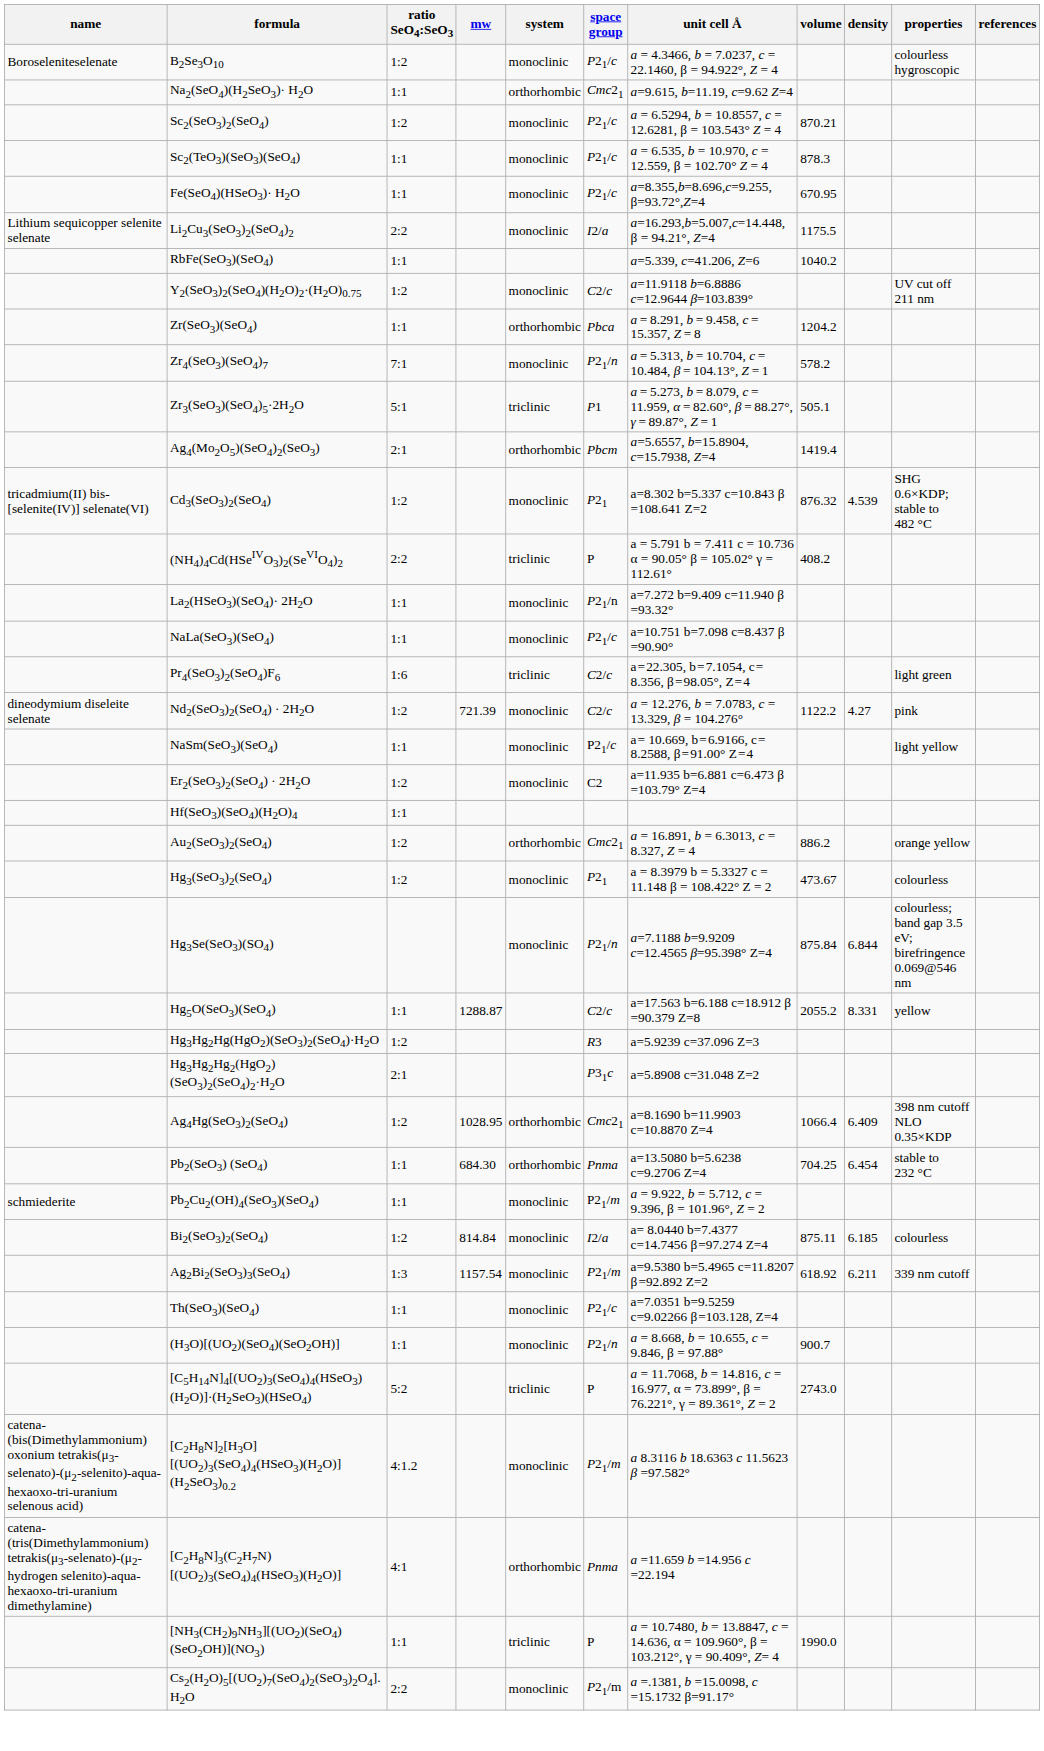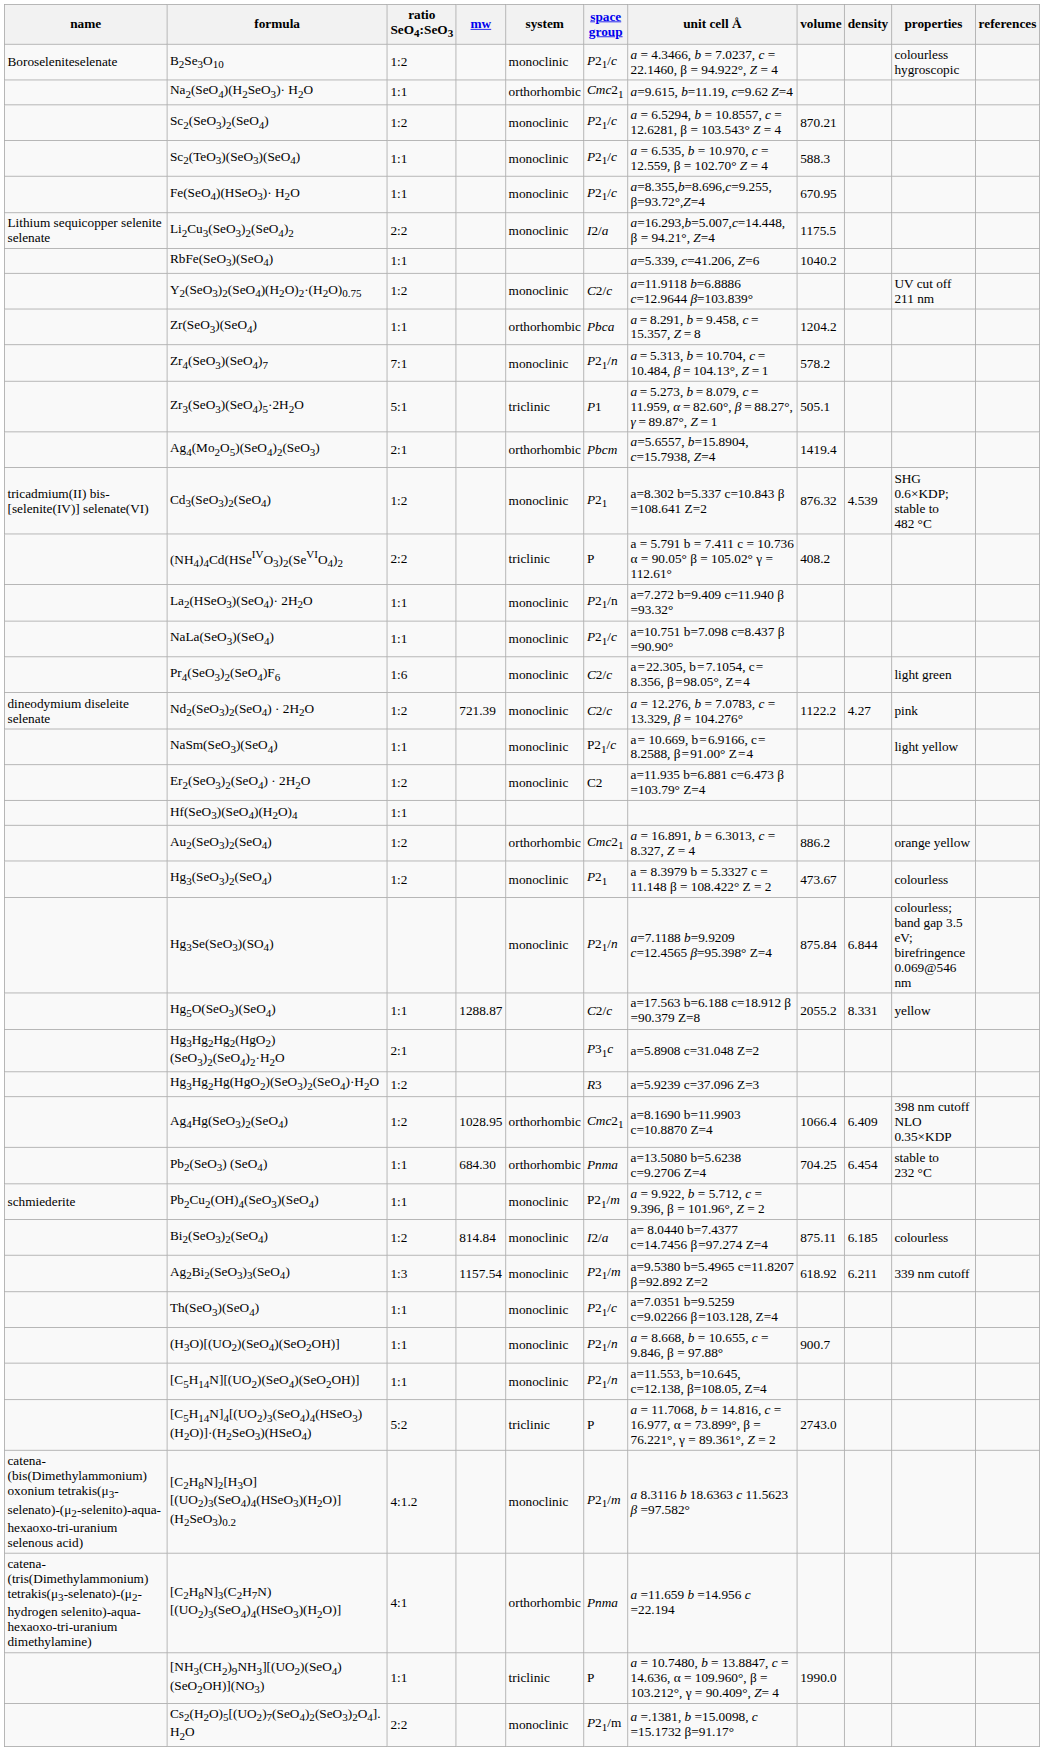(815, 158) 878.3 -> (815, 158) 588.3
(529, 674) triclinic -> (538, 674) monoclinic
rows swapped: (274, 1041) <-> (227, 1075)
+ row: (265, 1381)
